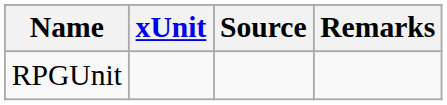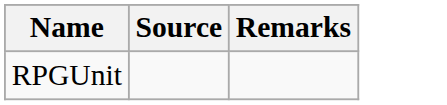- column: (171, 27)
